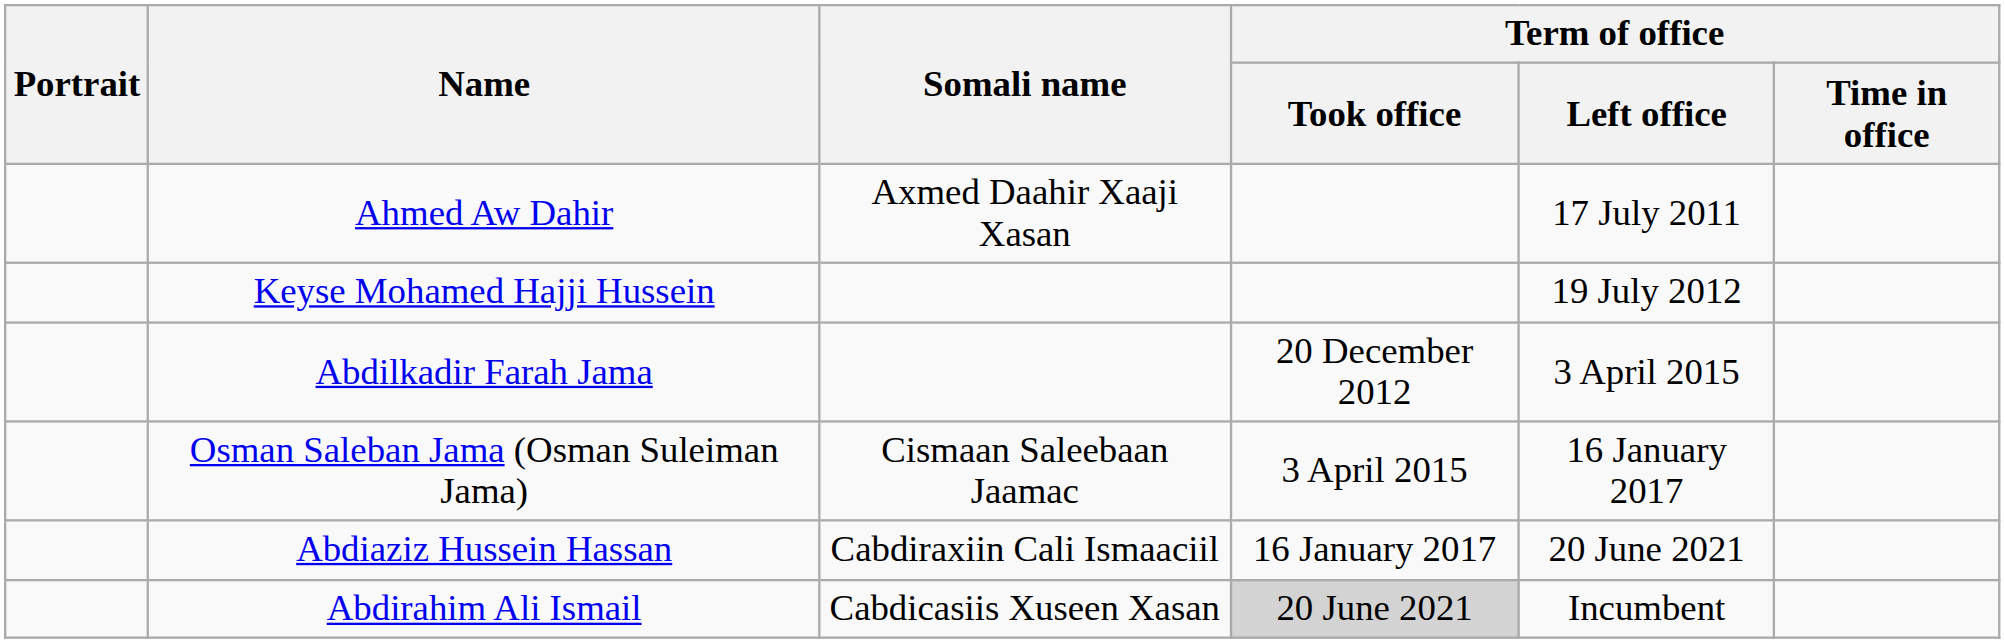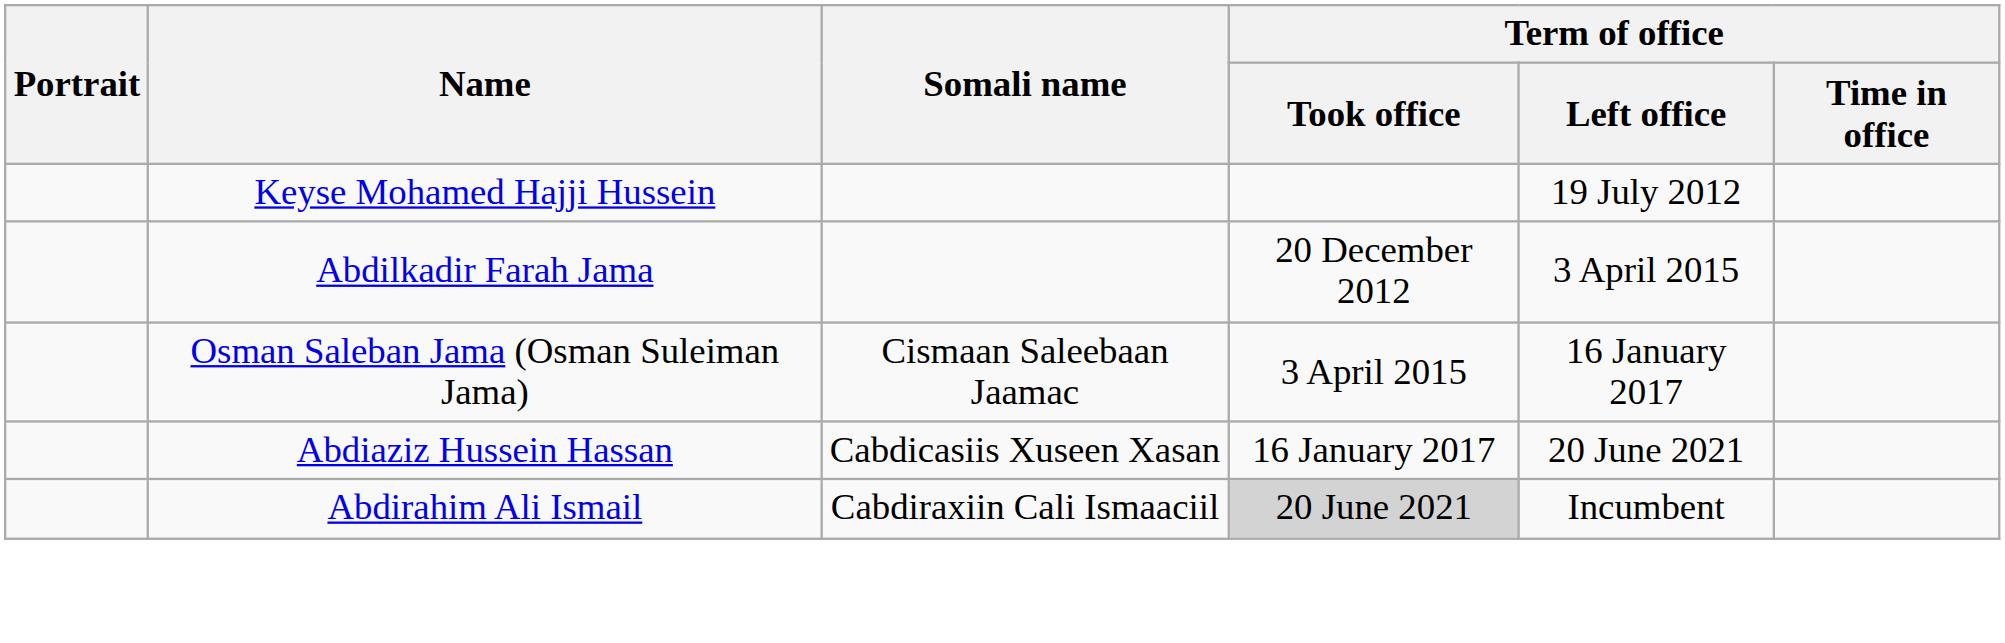- row: (484, 212)
(1025, 549) Cabdiraxiin Cali Ismaaciil -> (1025, 449) Cabdicasiis Xuseen Xasan
(1025, 607) Cabdicasiis Xuseen Xasan -> (1025, 508) Cabdiraxiin Cali Ismaaciil
